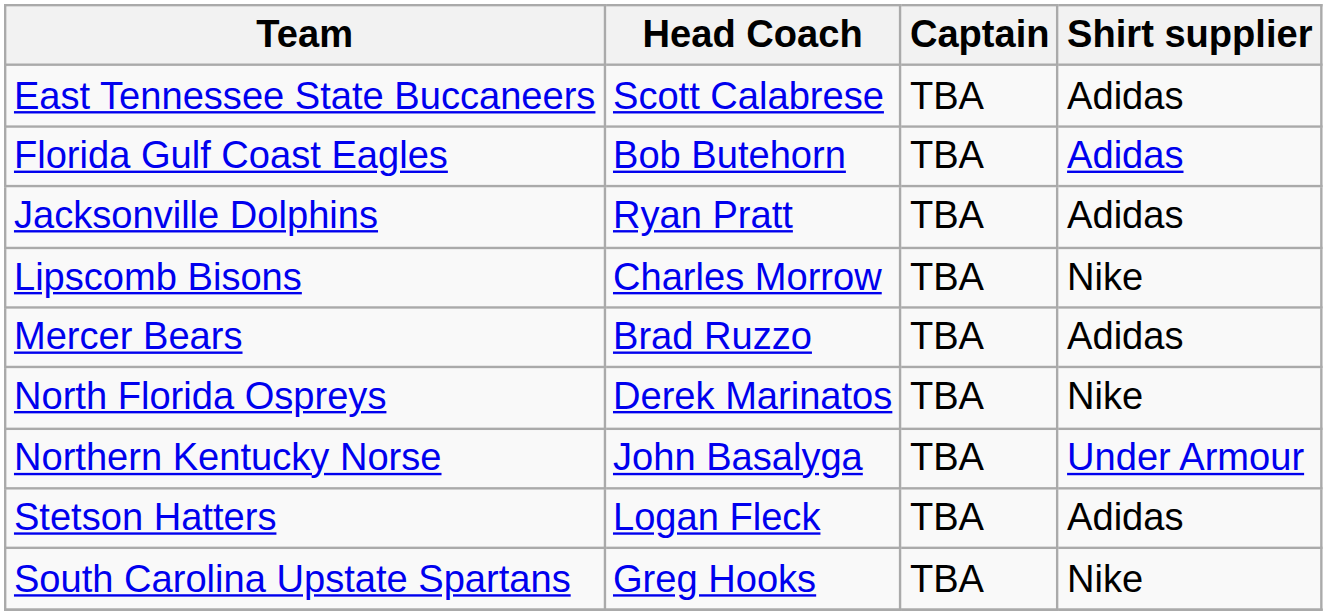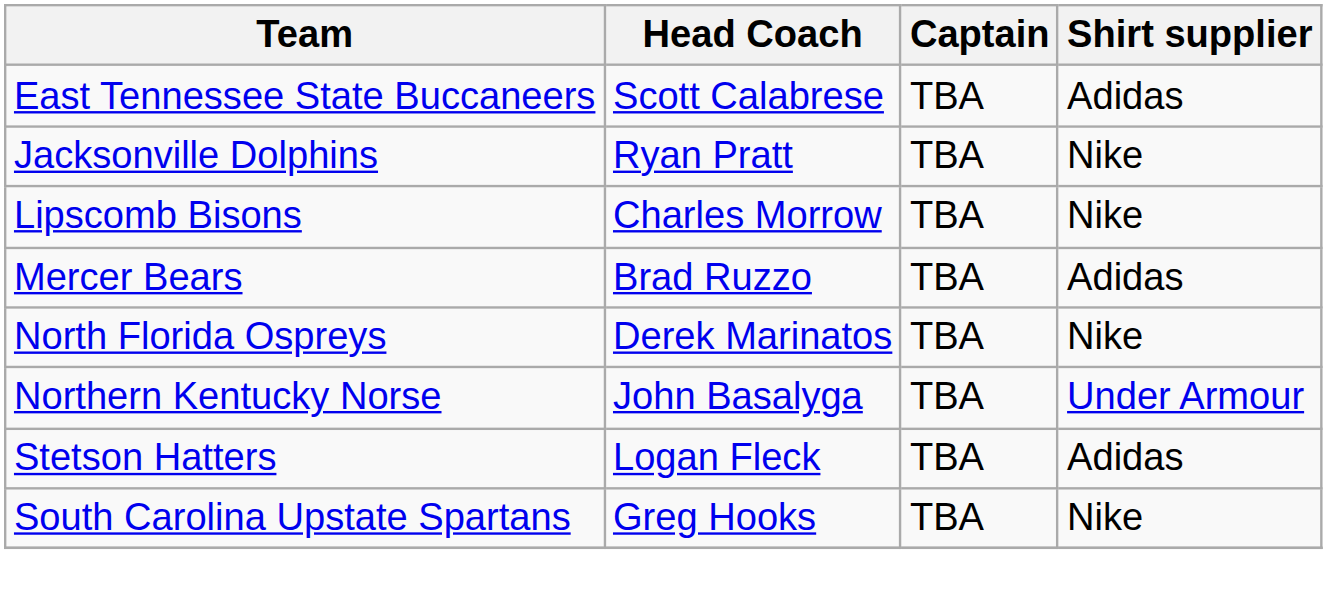- row: (231, 155)
(1125, 215) Adidas -> (1105, 155) Nike
